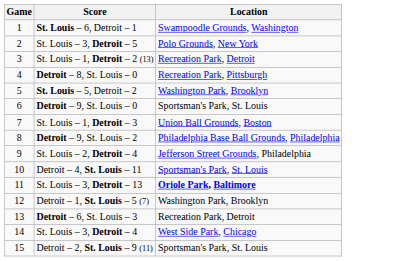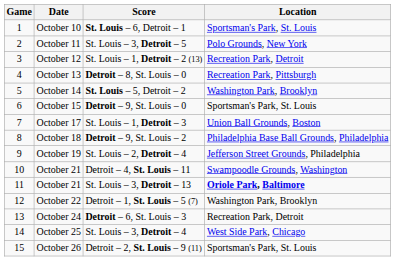+ column: (59, 12)
(228, 28) Swampoodle Grounds, Washington -> (262, 28) Sportsman's Park, St. Louis
(213, 169) Sportsman's Park, St. Louis -> (277, 169) Swampoodle Grounds, Washington
